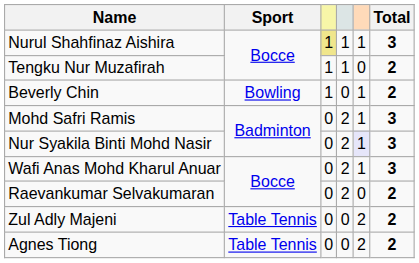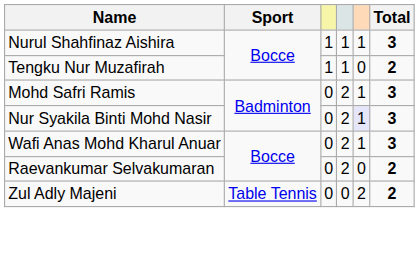(329, 43) khaki background -> (329, 43) no background
- row: (54, 93)
- row: (53, 245)
